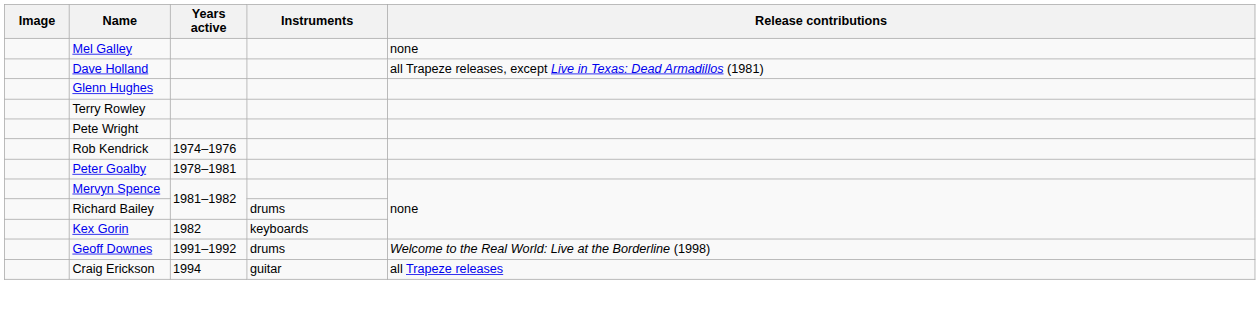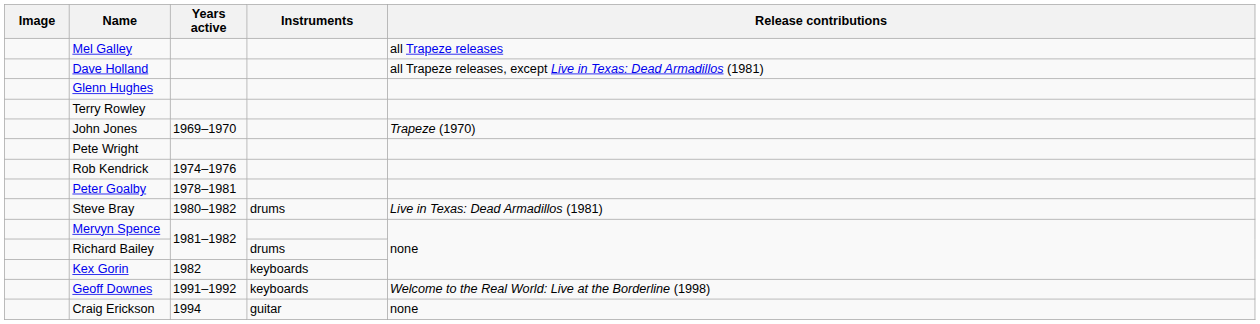(404, 48) none -> (447, 48) all Trapeze releases
+ row: (105, 128)
+ row: (103, 209)
(267, 249) drums -> (279, 289) keyboards
(447, 269) all Trapeze releases -> (404, 309) none
